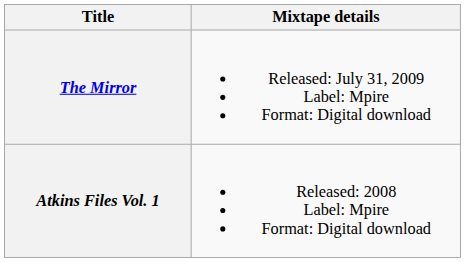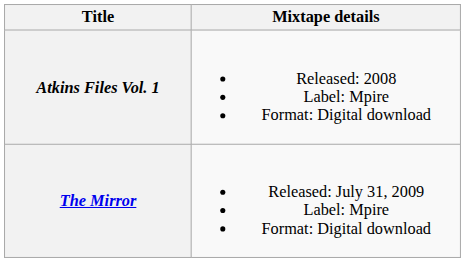rows swapped: (98, 200) <-> (98, 87)
